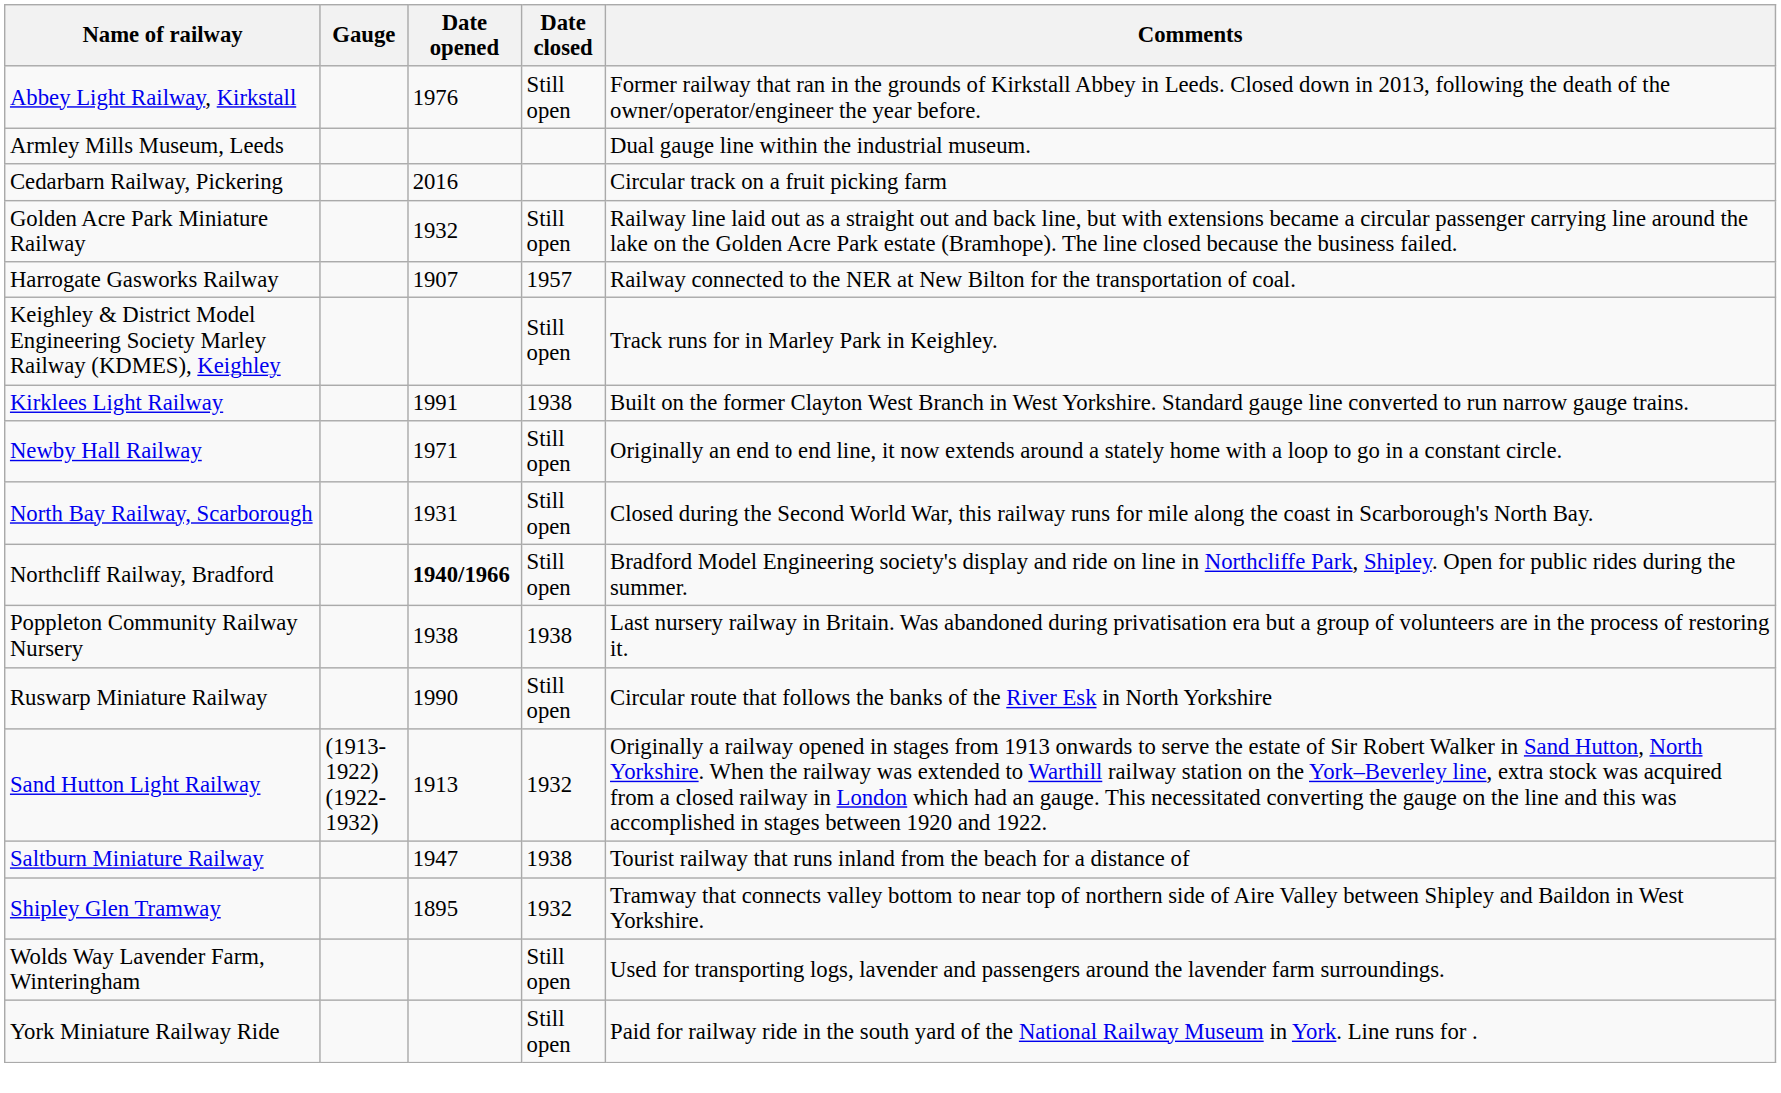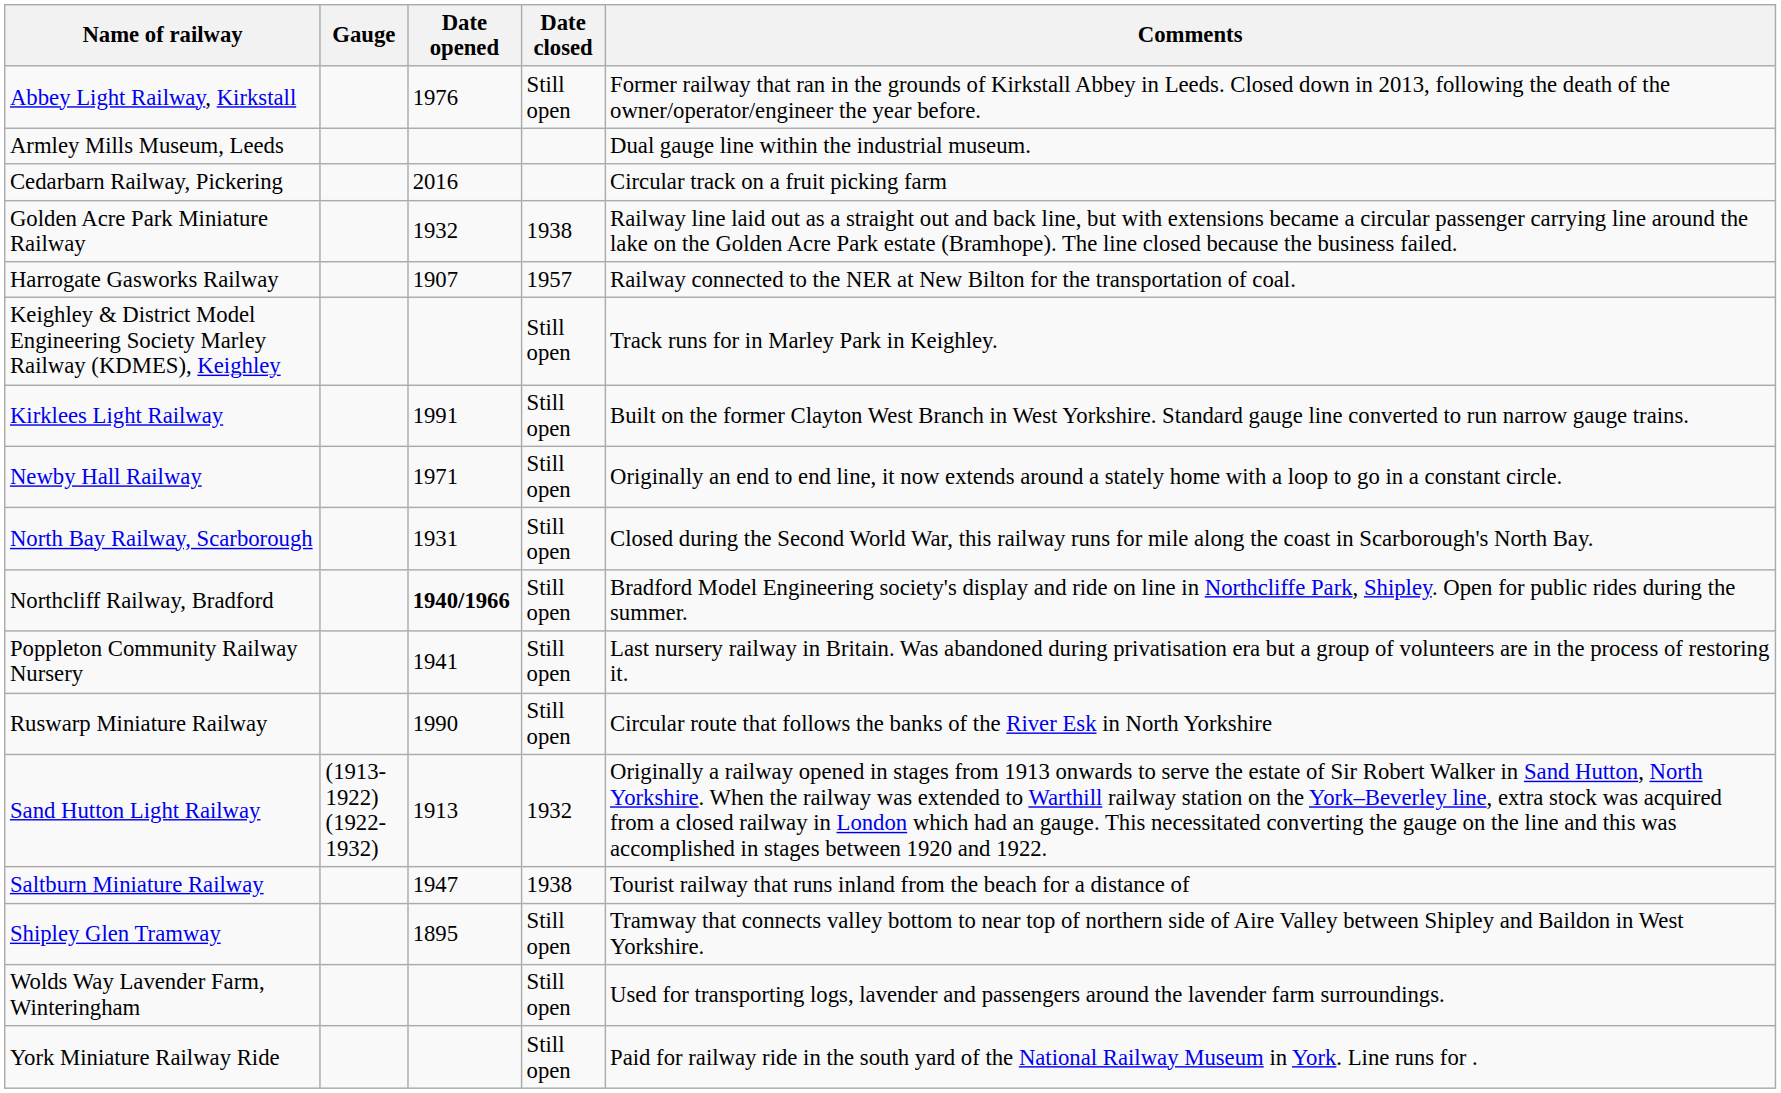(549, 230) Still open -> (549, 230) 1938
(549, 402) 1938 -> (549, 415) Still open
(435, 636) 1938 -> (435, 661) 1941
(549, 636) 1938 -> (549, 661) Still open
(549, 908) 1932 -> (549, 933) Still open
